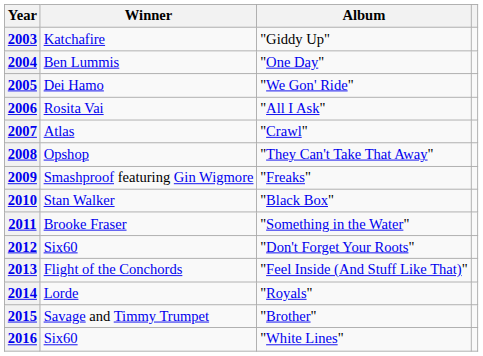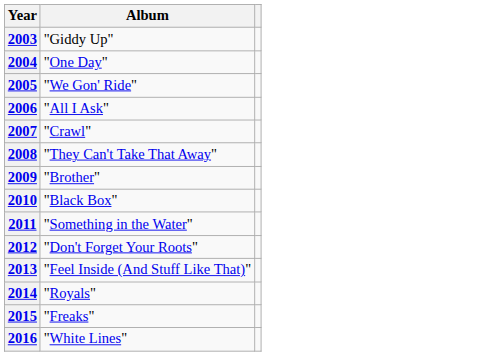- column: (149, 16)
(286, 177) "Freaks" -> (72, 177) "Brother"
(288, 316) "Brother" -> (69, 316) "Freaks"
